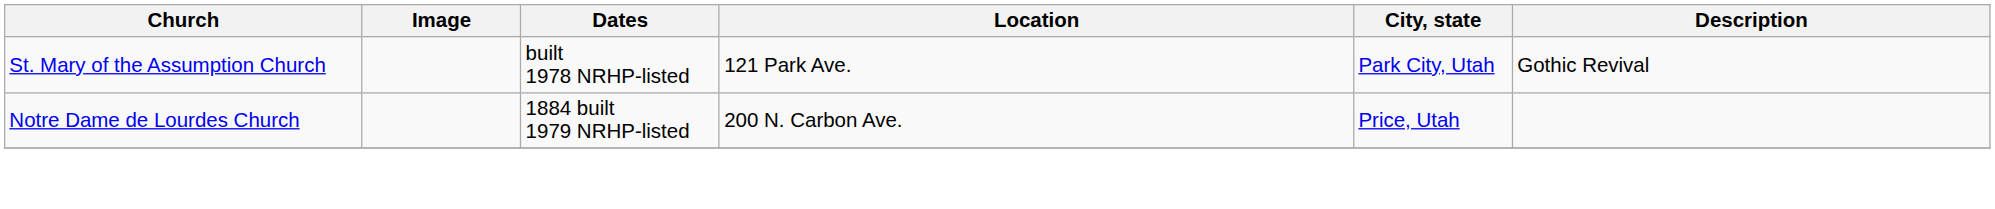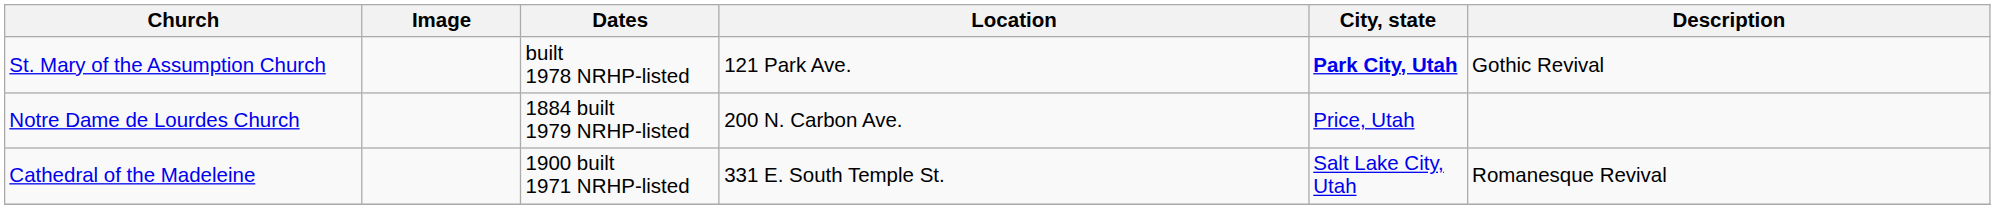(1427, 64) normal -> (1385, 64) bold
+ row: (132, 175)
